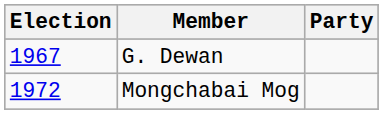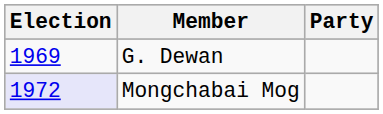(35, 57) 1967 -> (35, 57) 1969
(35, 91) no background -> (35, 91) lavender background
